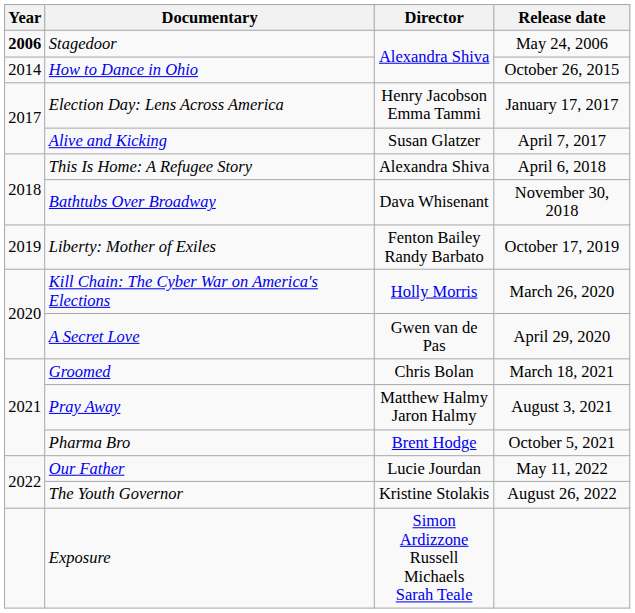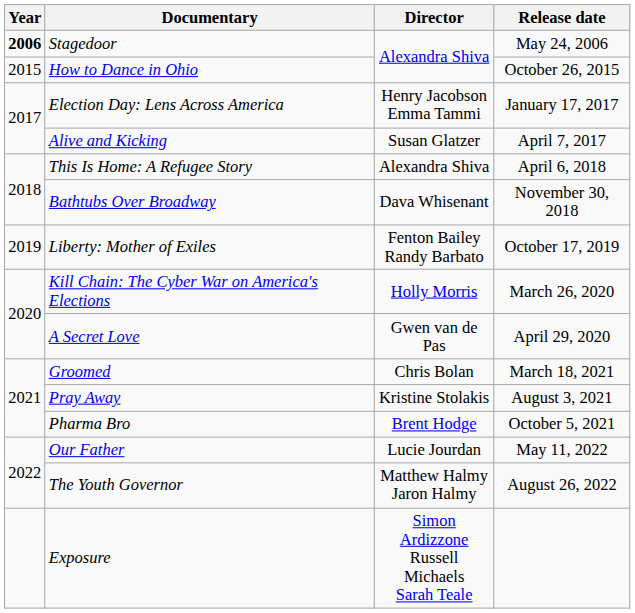(25, 69) 2014 -> (25, 69) 2015
(434, 407) Matthew Halmy Jaron Halmy -> (434, 397) Kristine Stolakis
(434, 494) Kristine Stolakis -> (434, 485) Matthew Halmy Jaron Halmy
